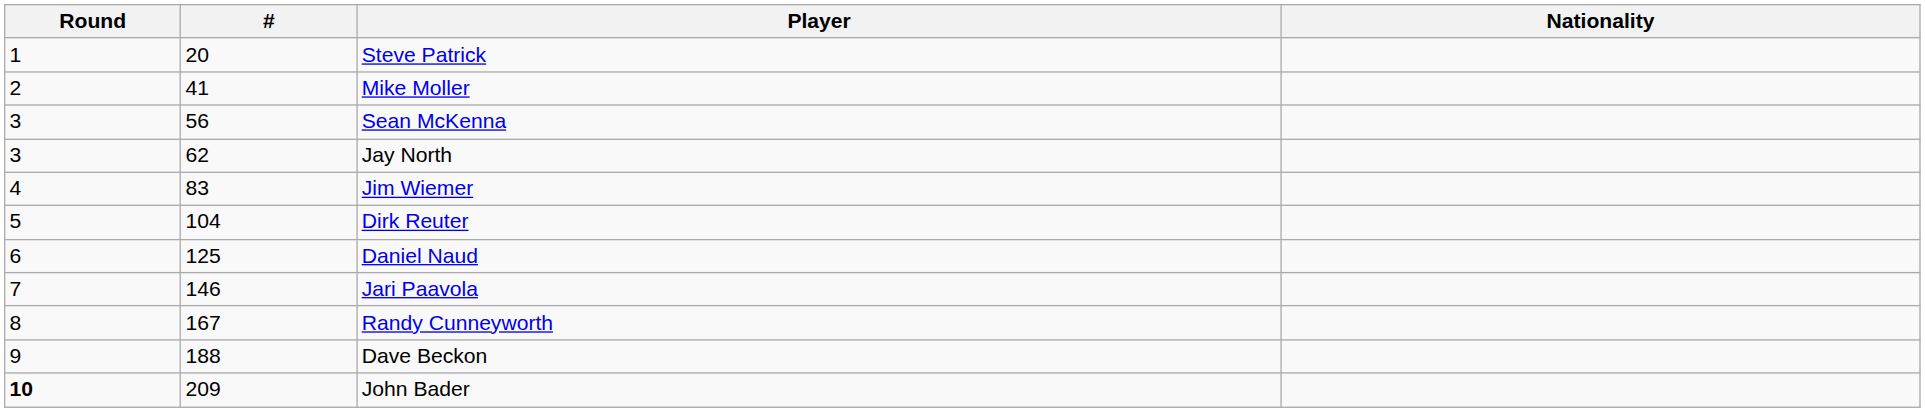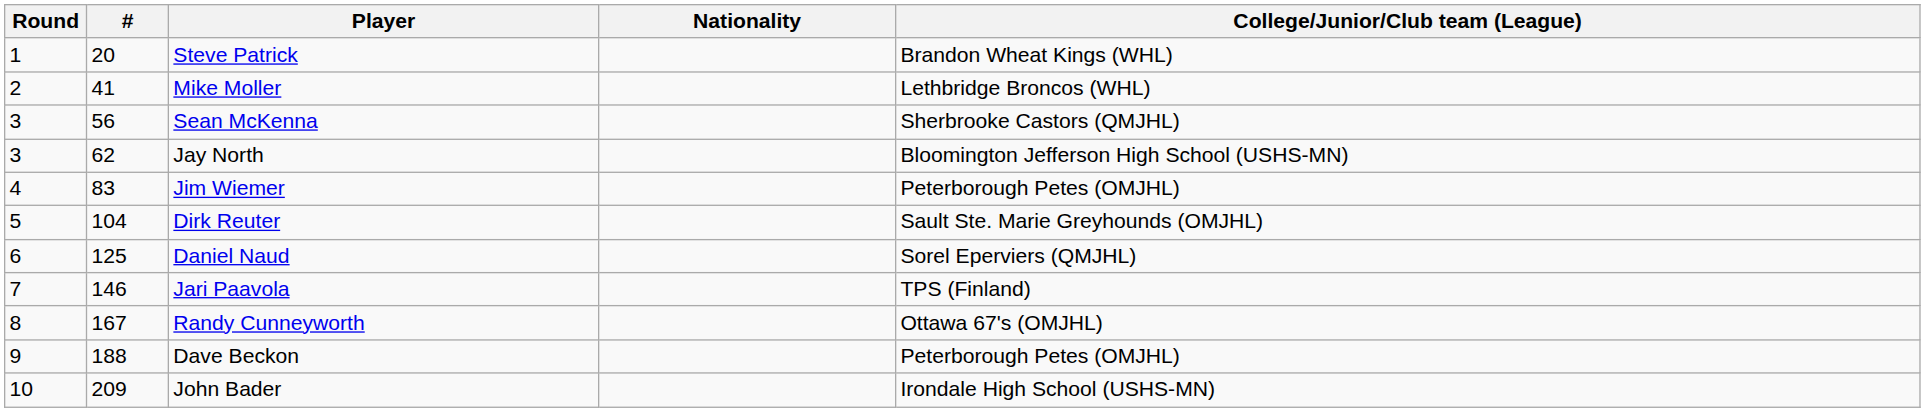+ column: (1408, 21)
(21, 389) bold -> (21, 389) normal
